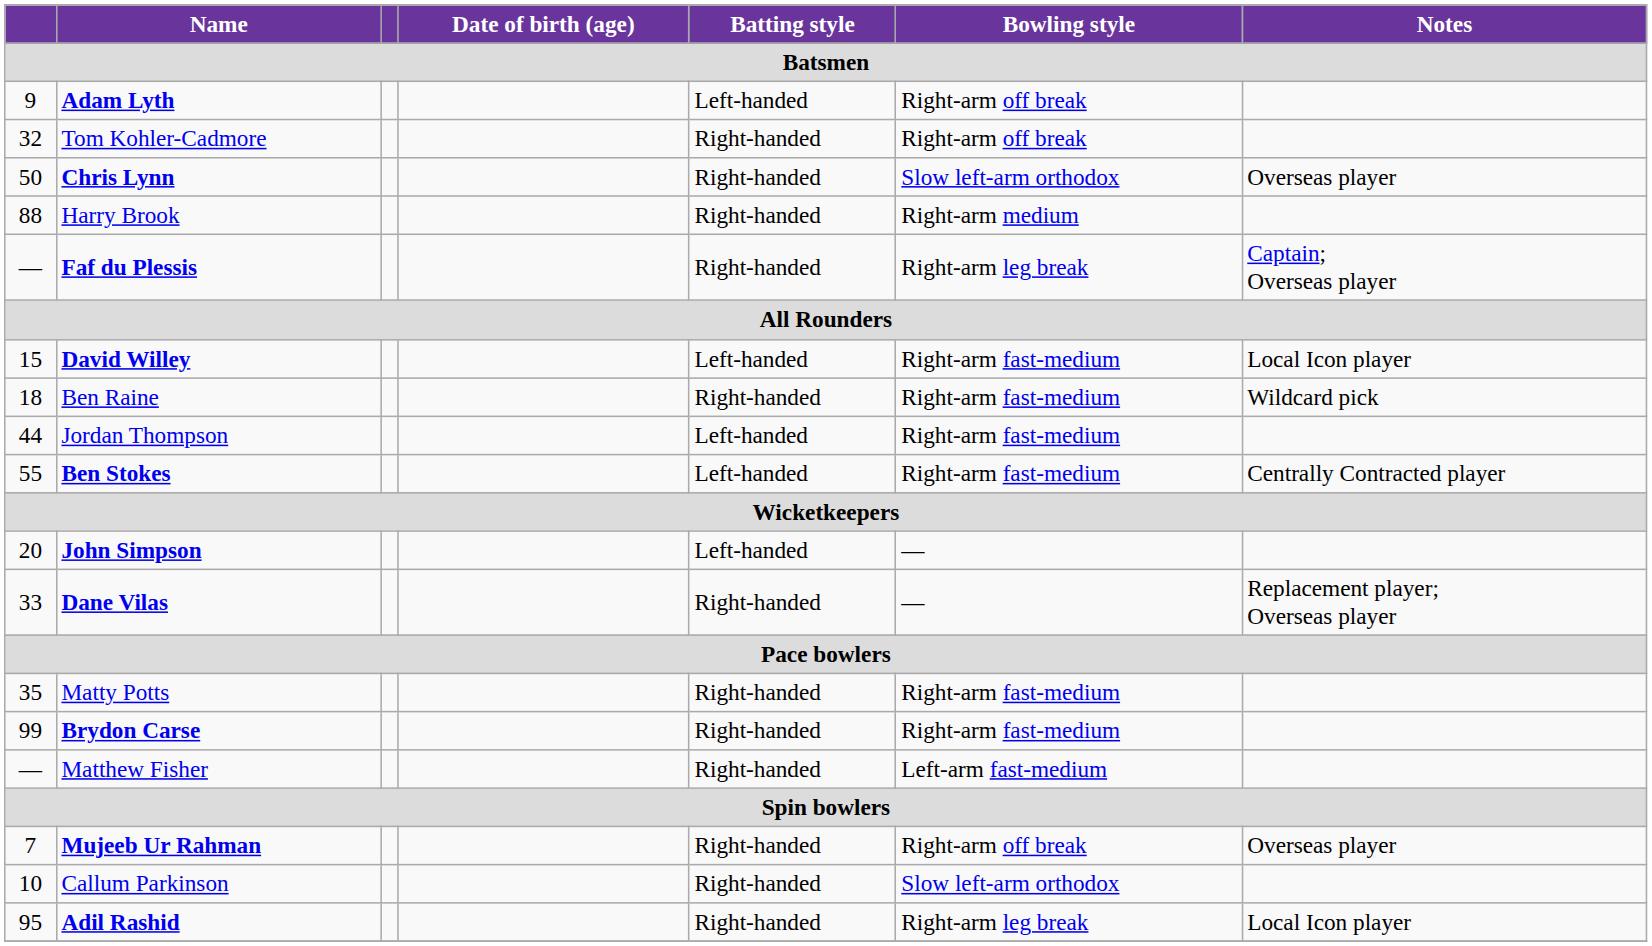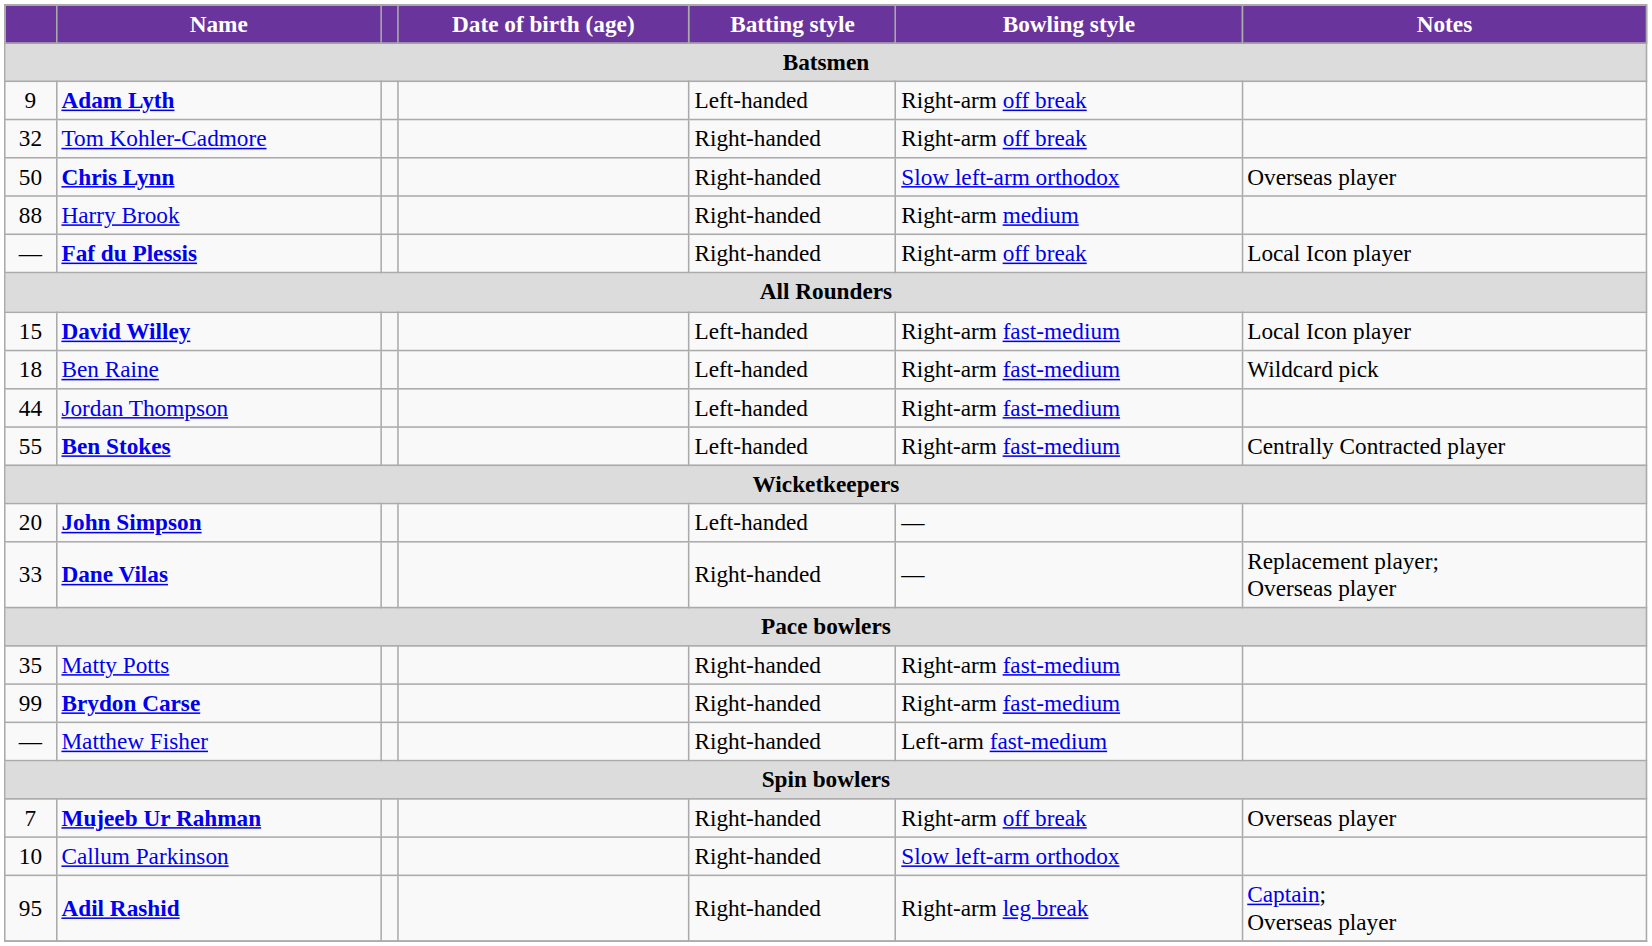(995, 267) Right-arm leg break -> (994, 253) Right-arm off break
(1322, 267) Captain; Overseas player -> (1329, 253) Local Icon player
(758, 396) Right-handed -> (751, 368) Left-handed
(1329, 922) Local Icon player -> (1322, 908) Captain; Overseas player
